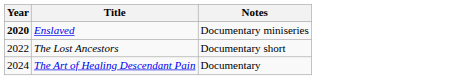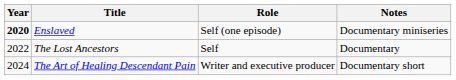+ column: (268, 13)
(243, 48) Documentary short -> (370, 48) Documentary
(231, 65) Documentary -> (382, 65) Documentary short
